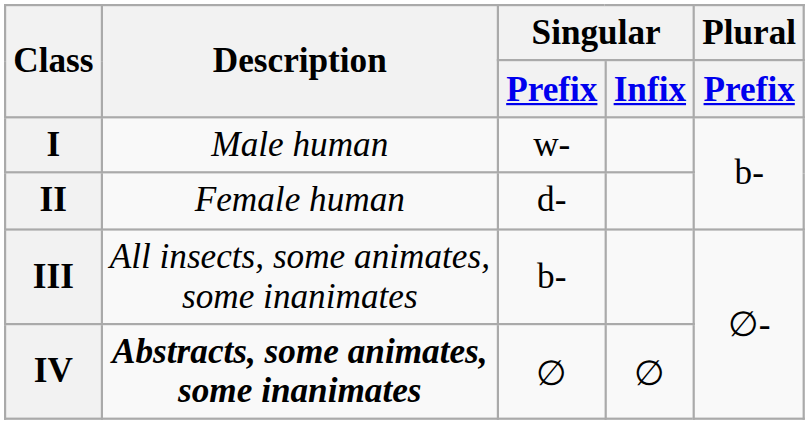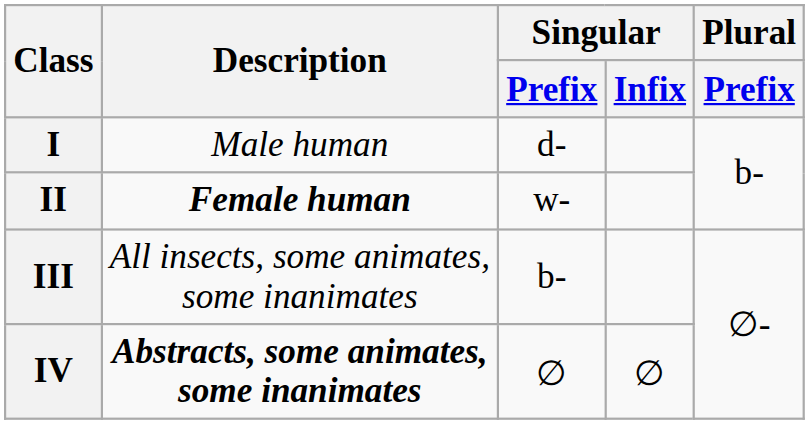(552, 144) w- -> (552, 144) d-
(300, 199) normal -> (300, 199) bold
(552, 199) d- -> (552, 199) w-
